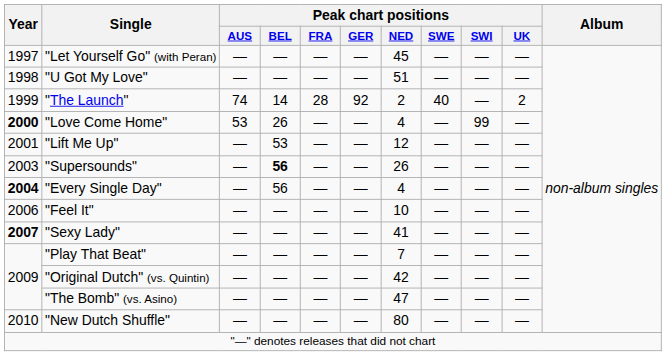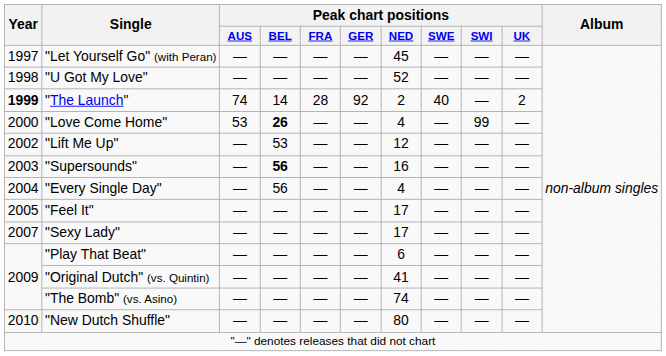(401, 78) 51 -> (401, 78) 52
(23, 100) normal -> (23, 100) bold
(23, 122) bold -> (23, 122) normal
(280, 122) normal -> (280, 122) bold
(23, 144) 2001 -> (23, 144) 2002
(401, 166) 26 -> (401, 166) 16
(23, 188) bold -> (23, 188) normal
(23, 210) 2006 -> (23, 210) 2005
(401, 210) 10 -> (401, 210) 17
(23, 232) bold -> (23, 232) normal
(401, 232) 41 -> (401, 232) 17
(401, 254) 7 -> (401, 254) 6
(401, 276) 42 -> (401, 276) 41
(401, 298) 47 -> (401, 298) 74
